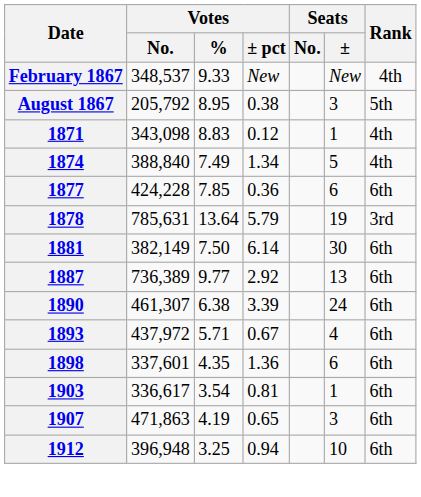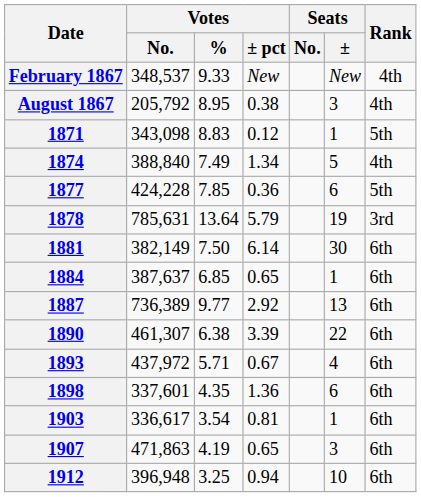(381, 104) 5th -> (381, 104) 4th
(381, 133) 4th -> (381, 133) 5th
(381, 190) 6th -> (381, 190) 5th
+ row: (66, 276)
(338, 305) 24 -> (338, 334) 22
